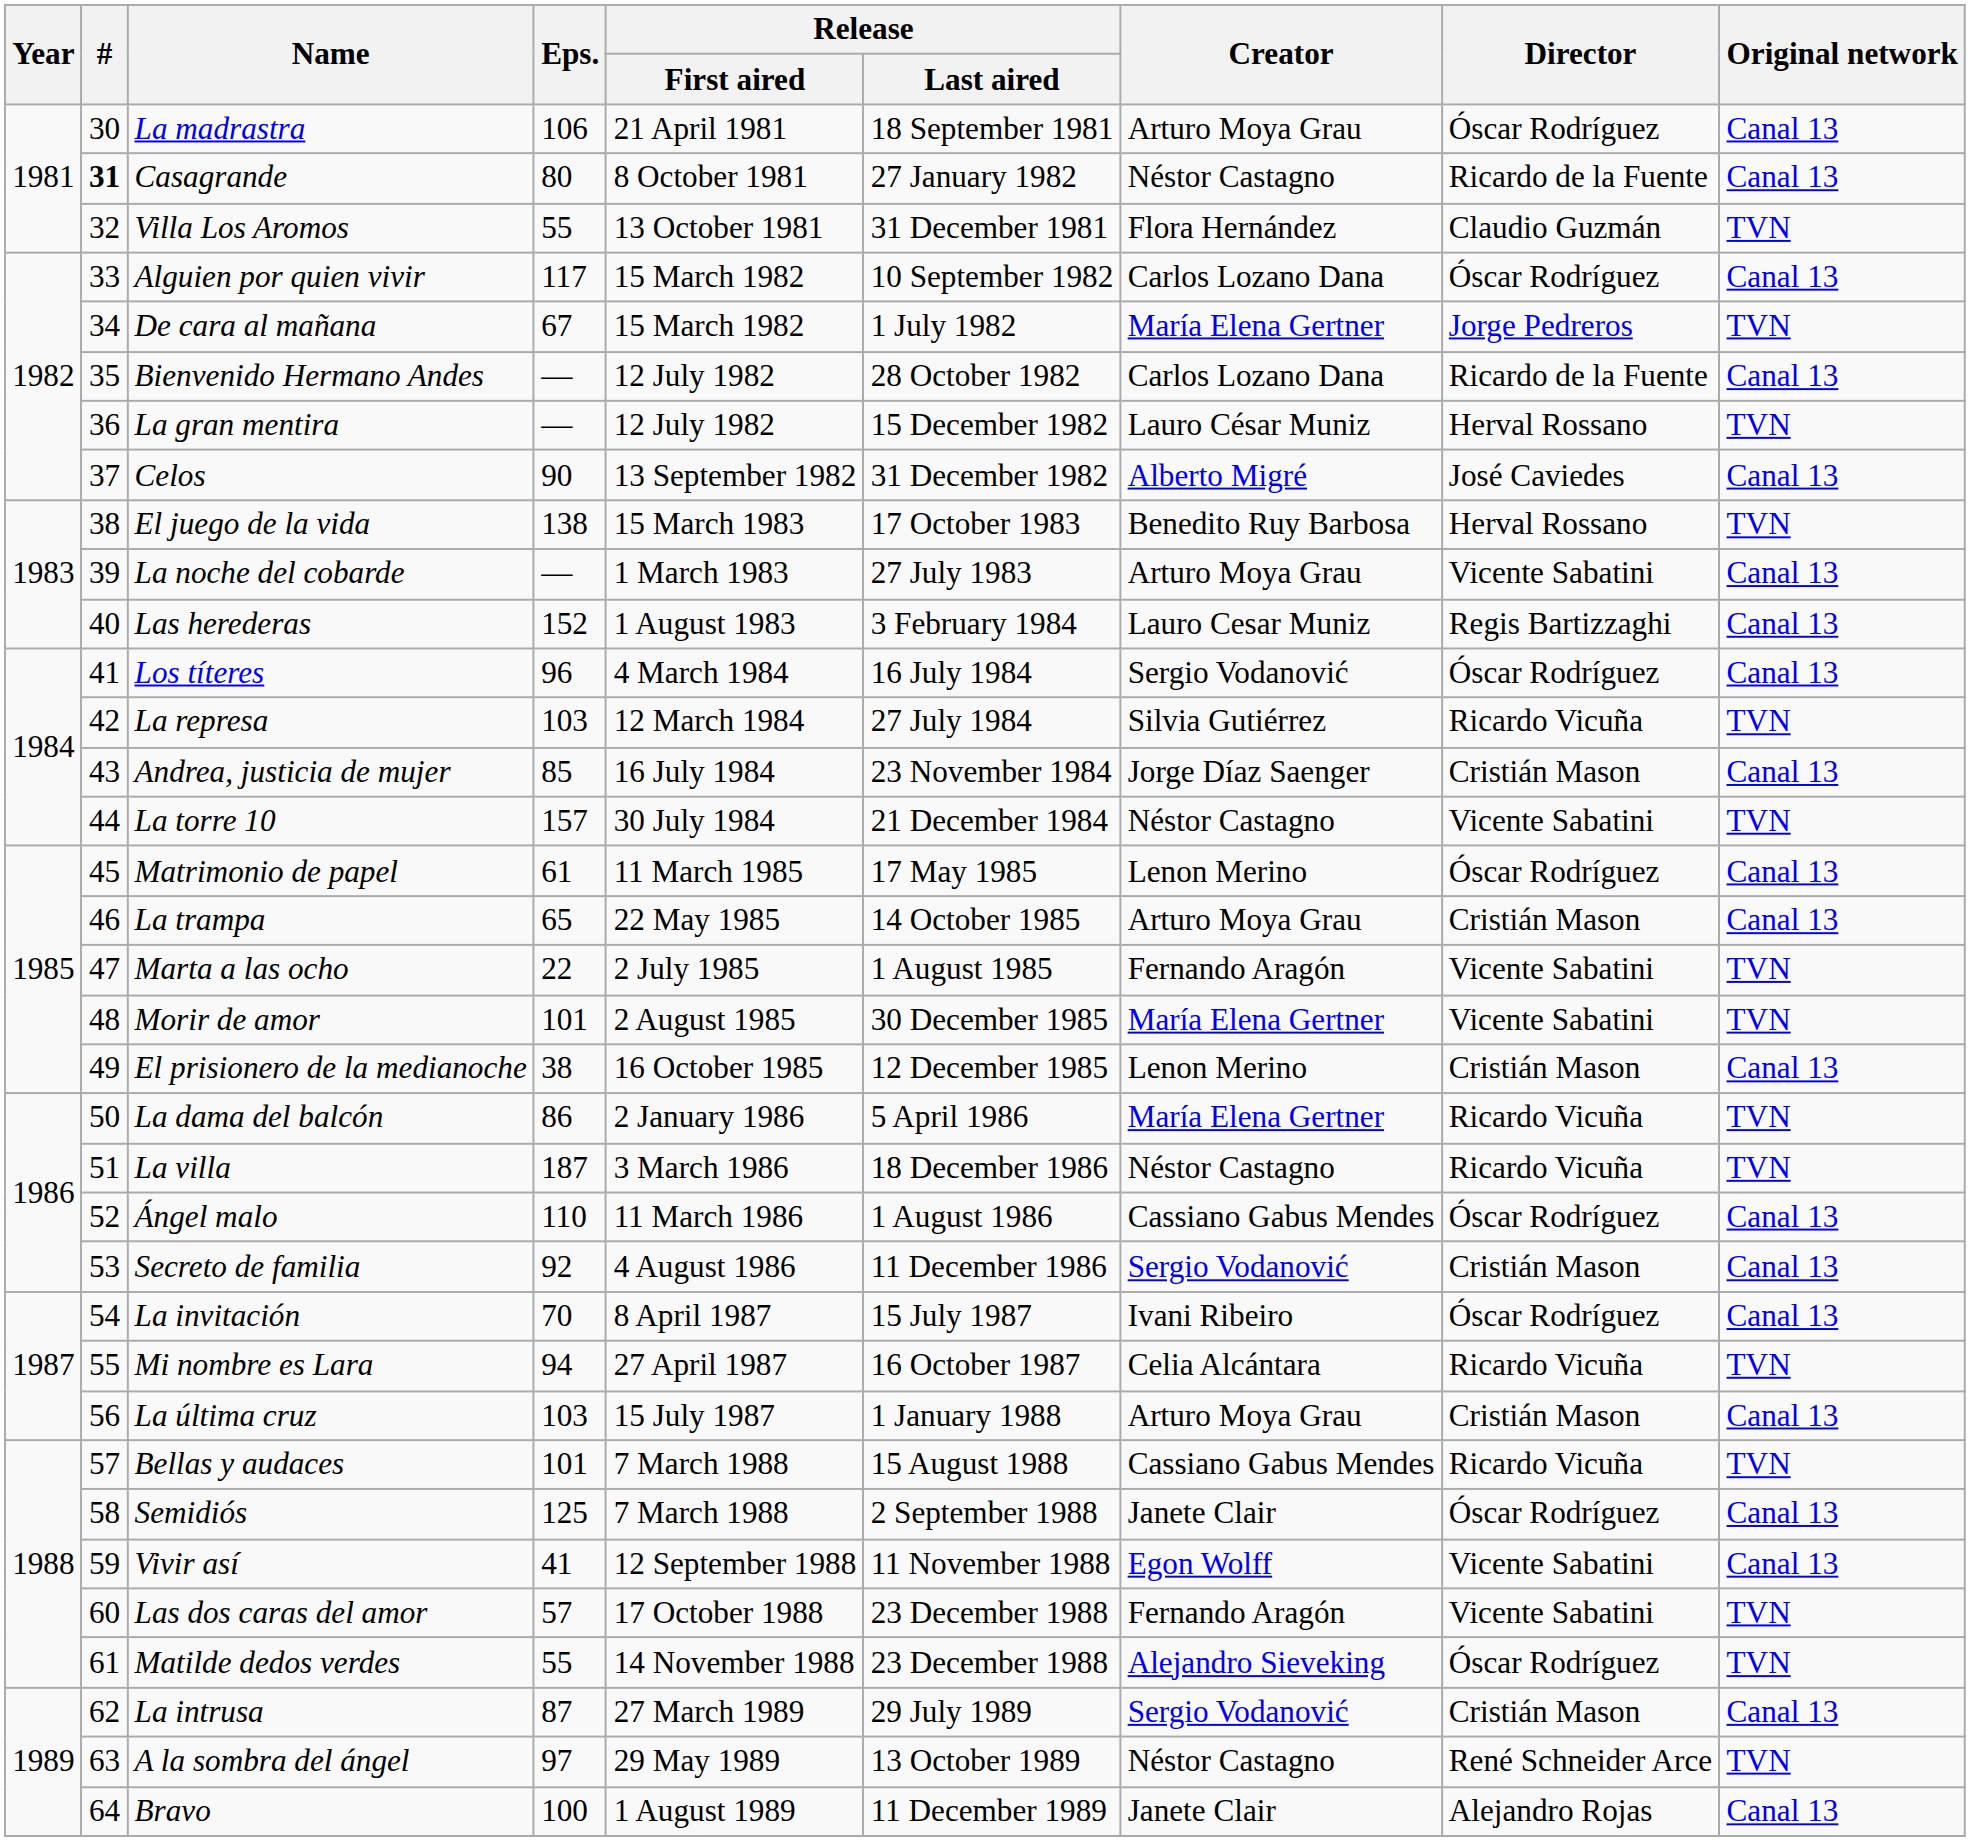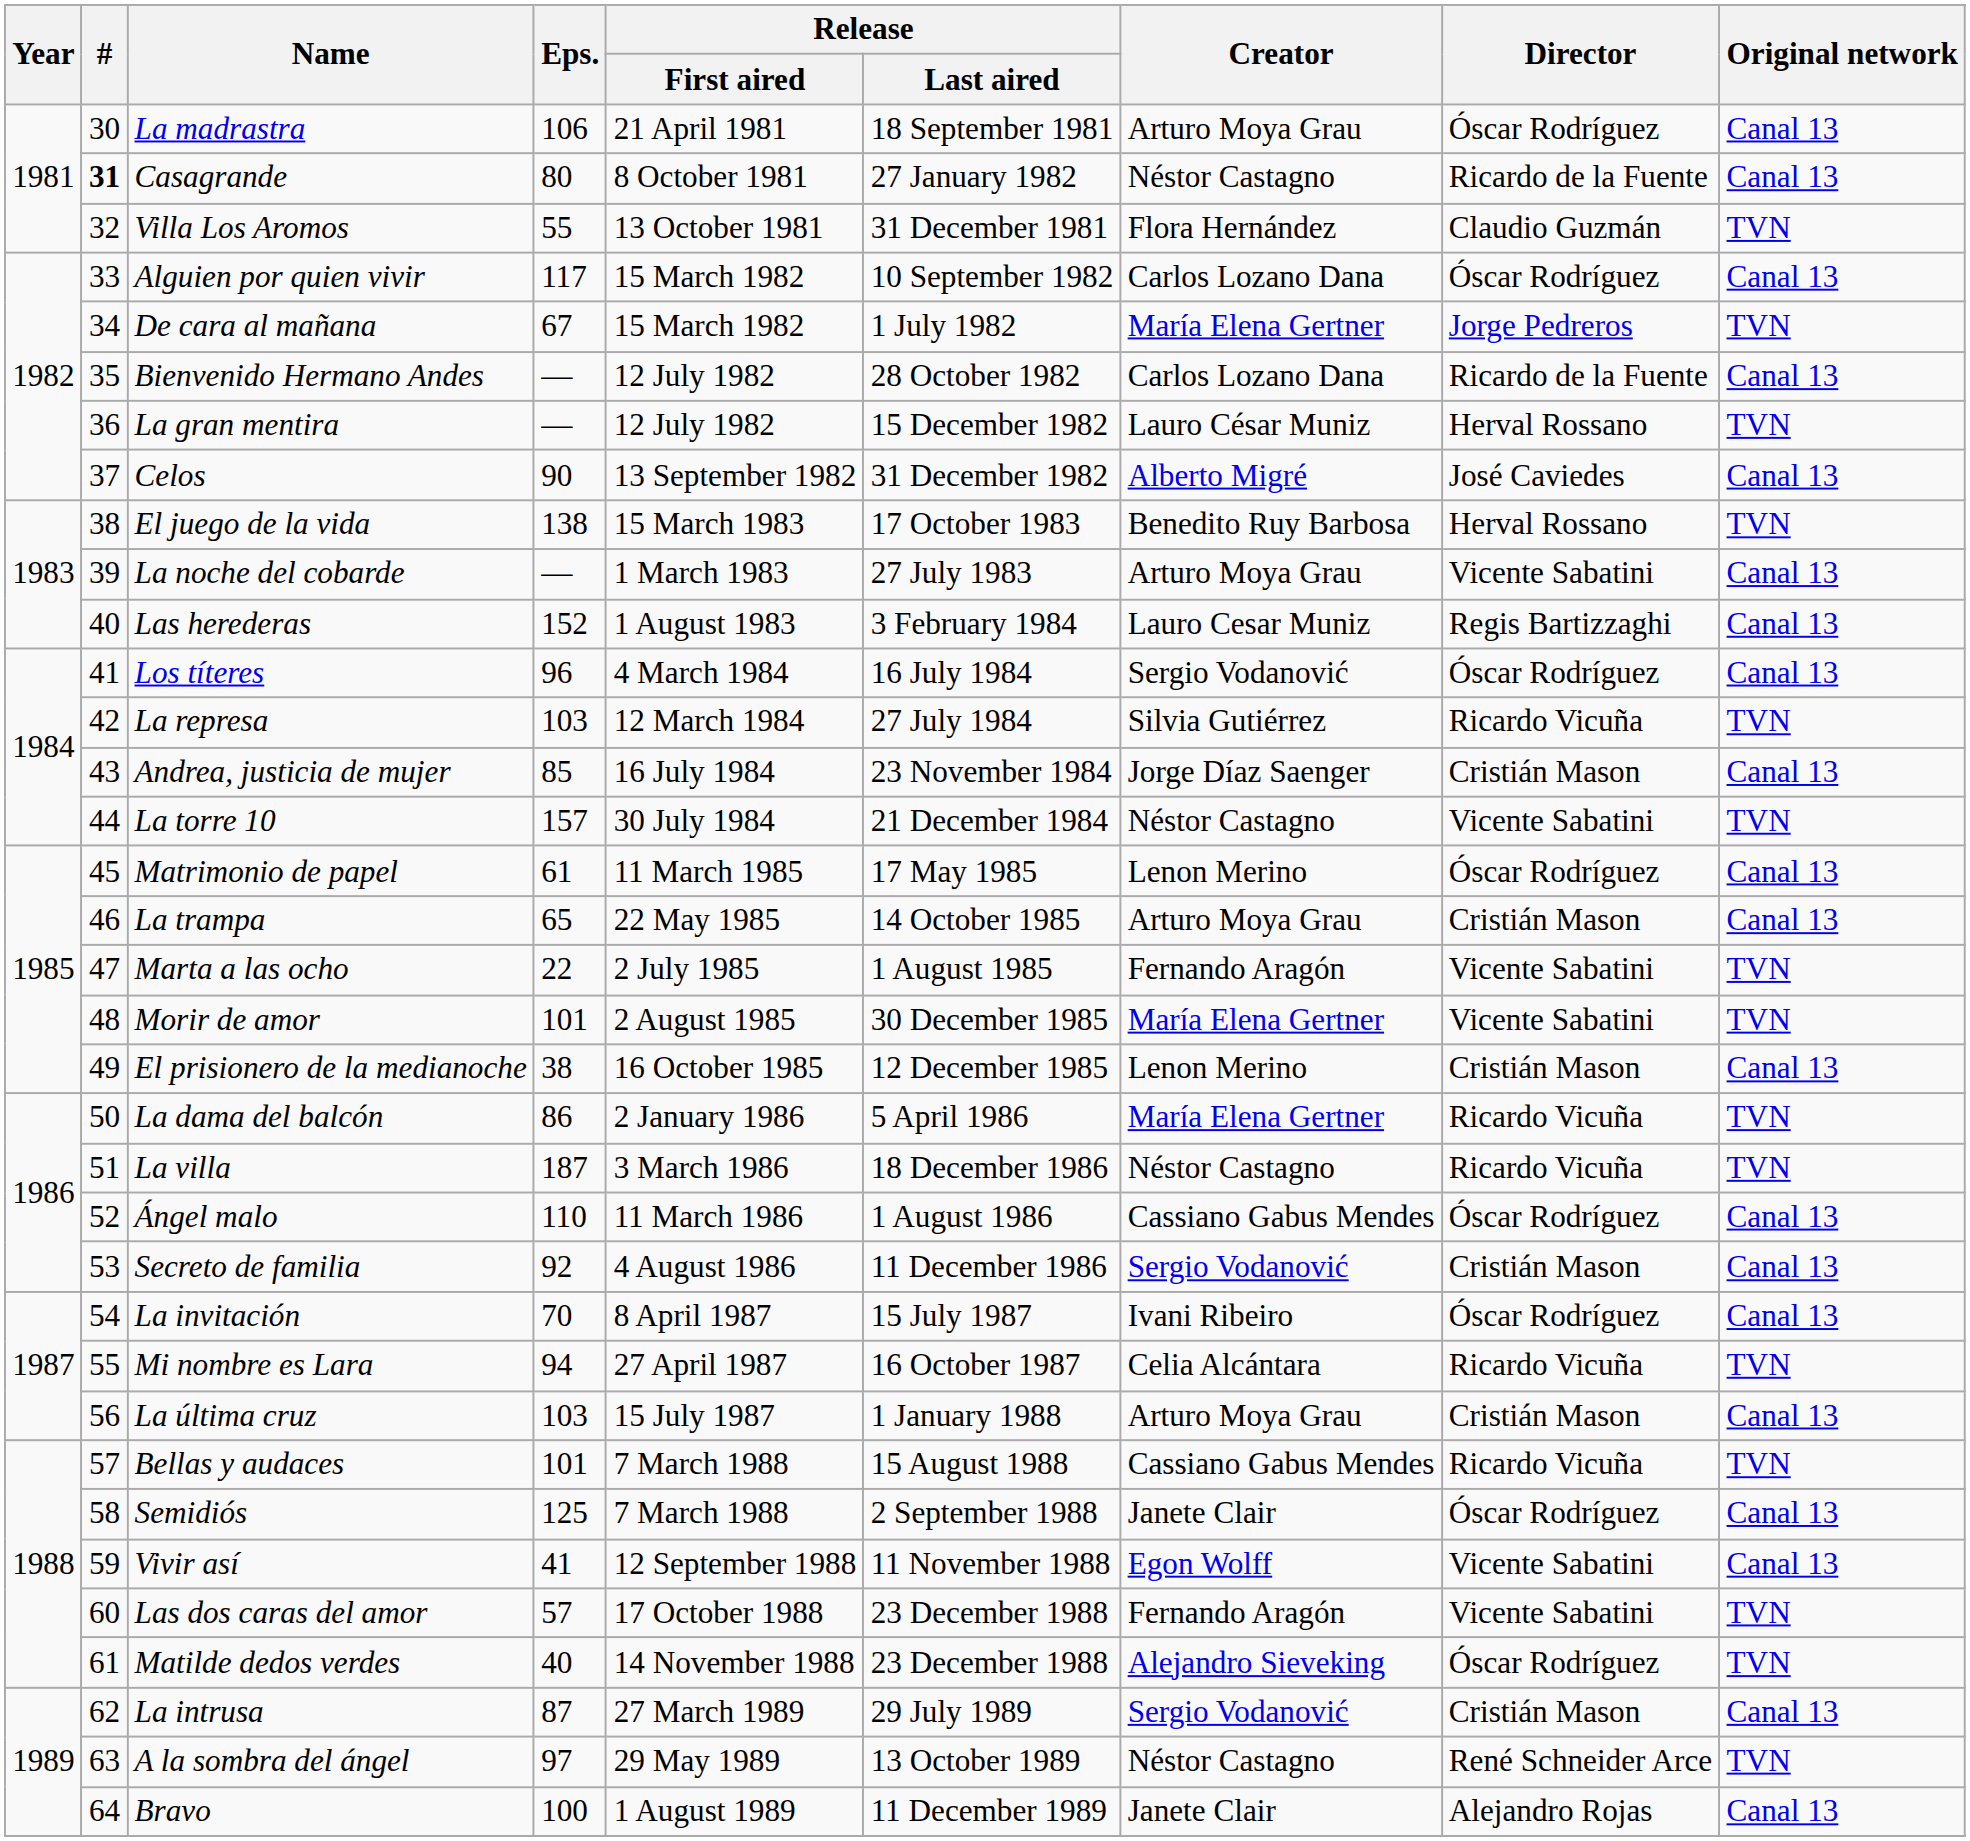(557, 1662) 55 -> (557, 1662) 40
